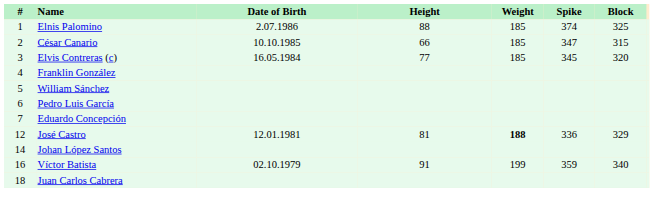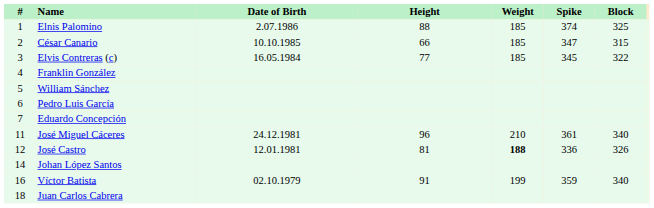(621, 57) 320 -> (621, 57) 322
+ row: (81, 134)
(621, 134) 329 -> (621, 149) 326
